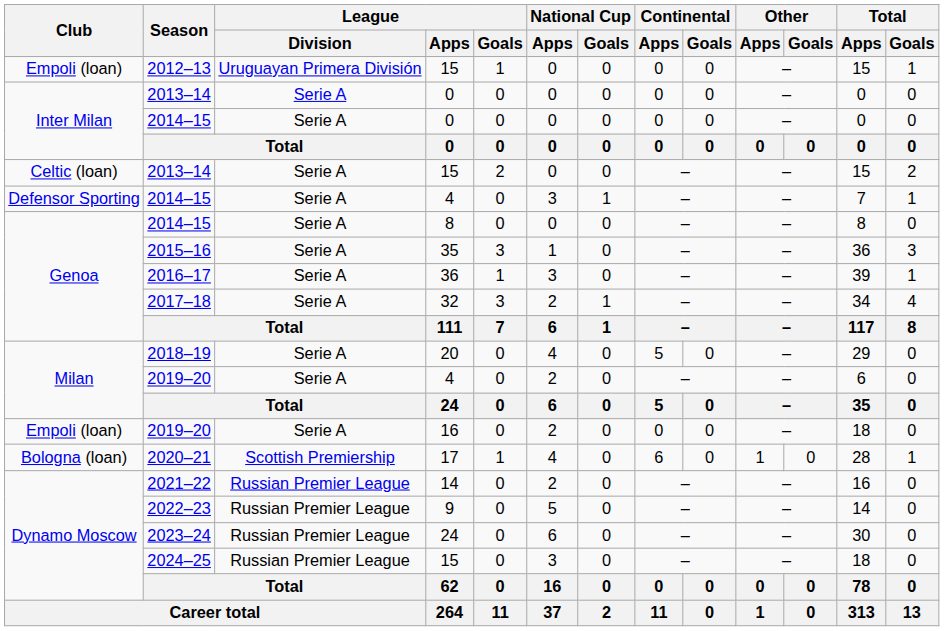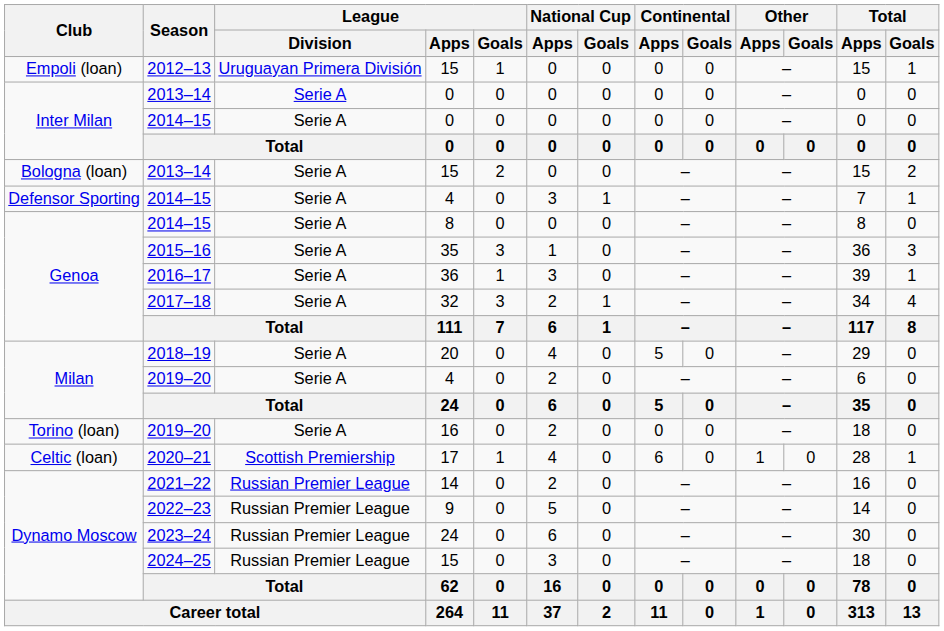(74, 172) Celtic (loan) -> (74, 172) Bologna (loan)
(74, 431) Empoli (loan) -> (74, 431) Torino (loan)
(74, 457) Bologna (loan) -> (74, 457) Celtic (loan)
